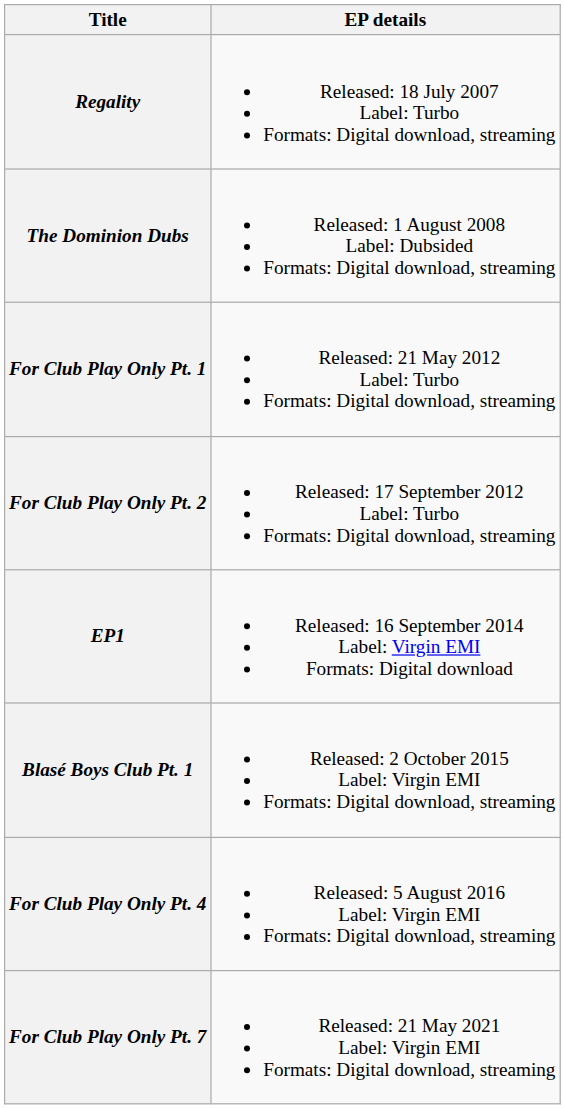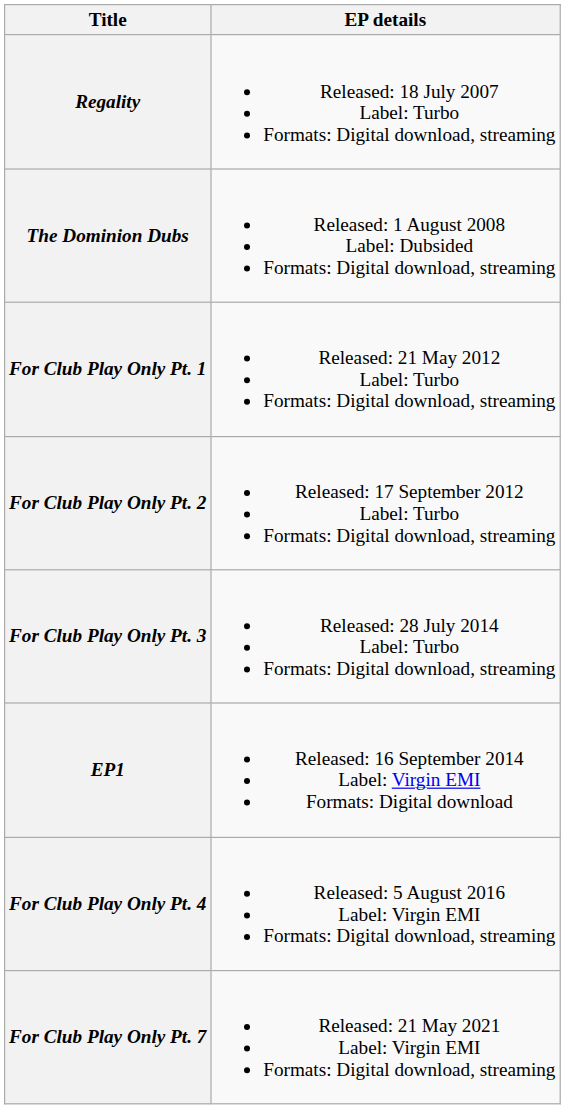+ row: (108, 636)
- row: (108, 770)
